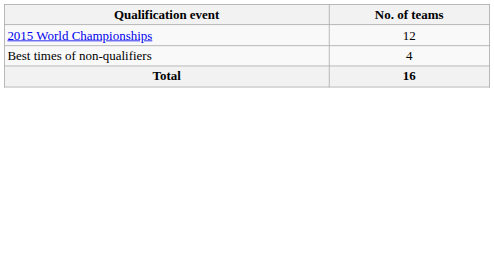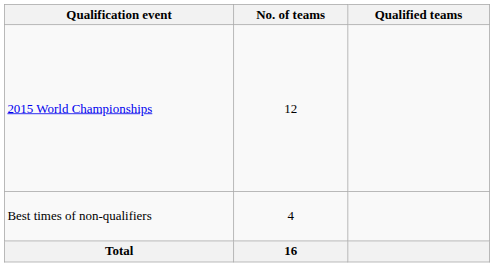+ column: (419, 14)
